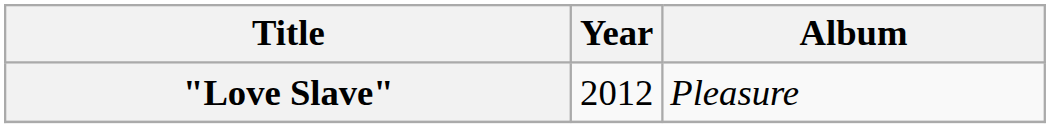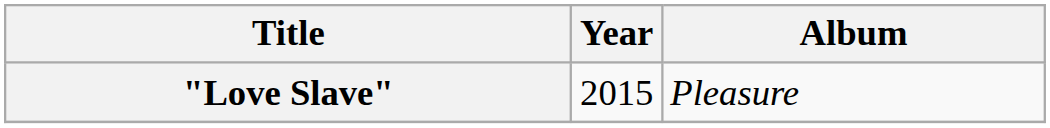(617, 91) 2012 -> (617, 91) 2015
